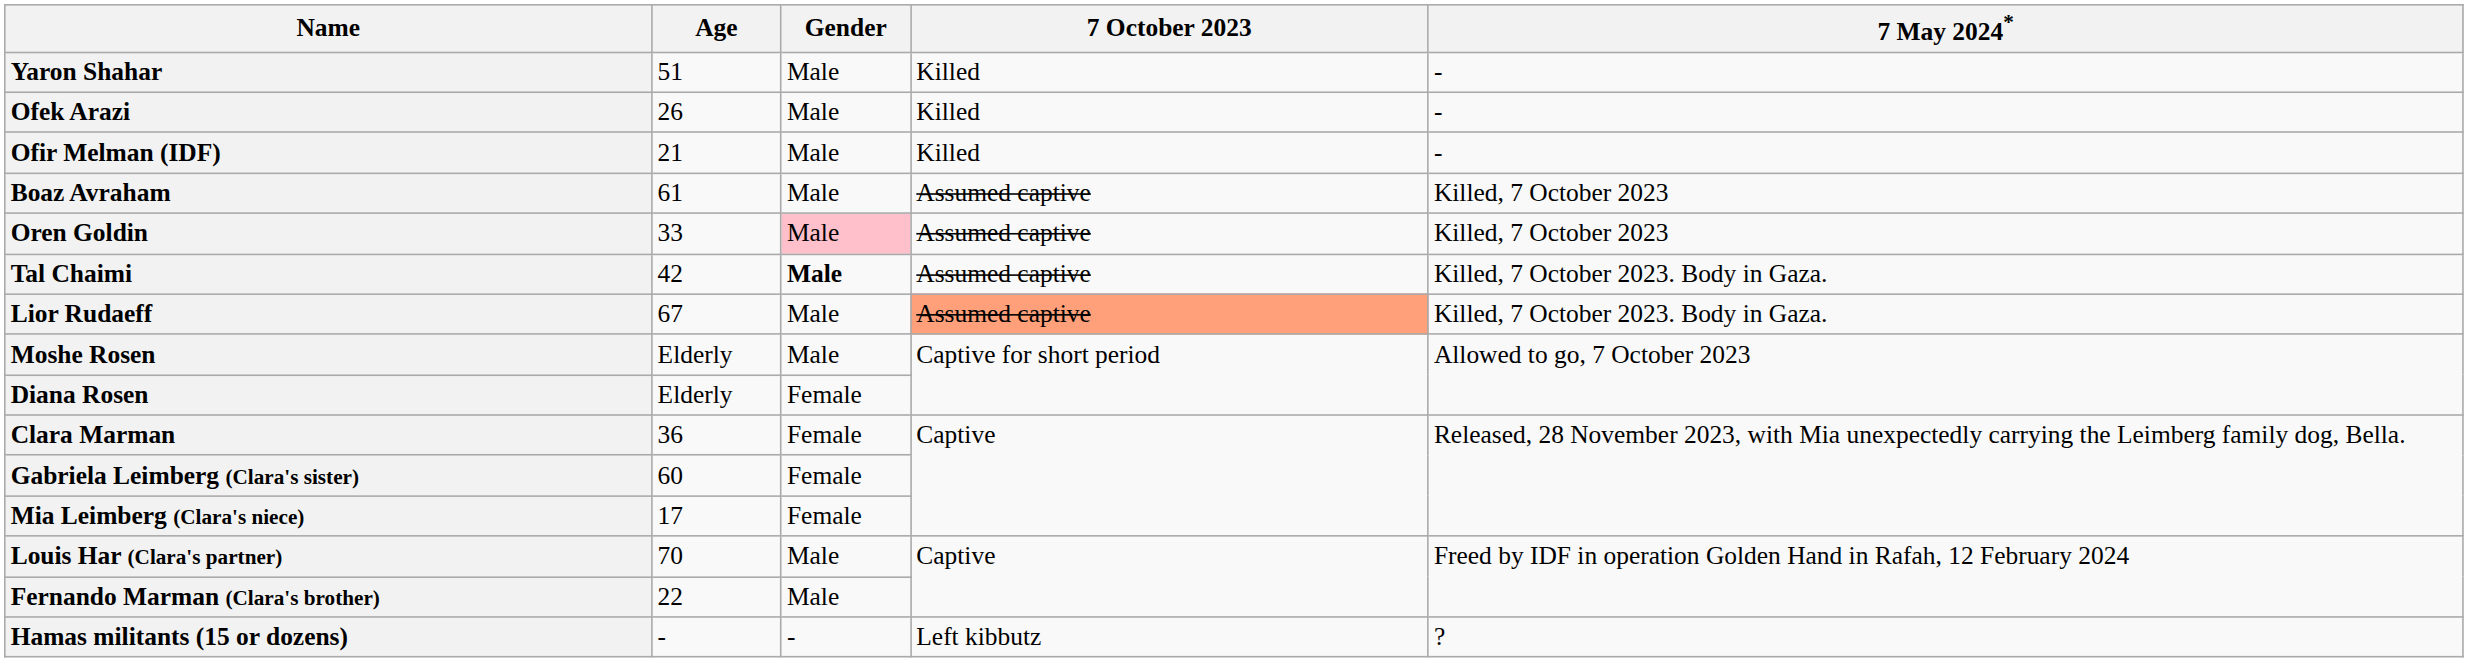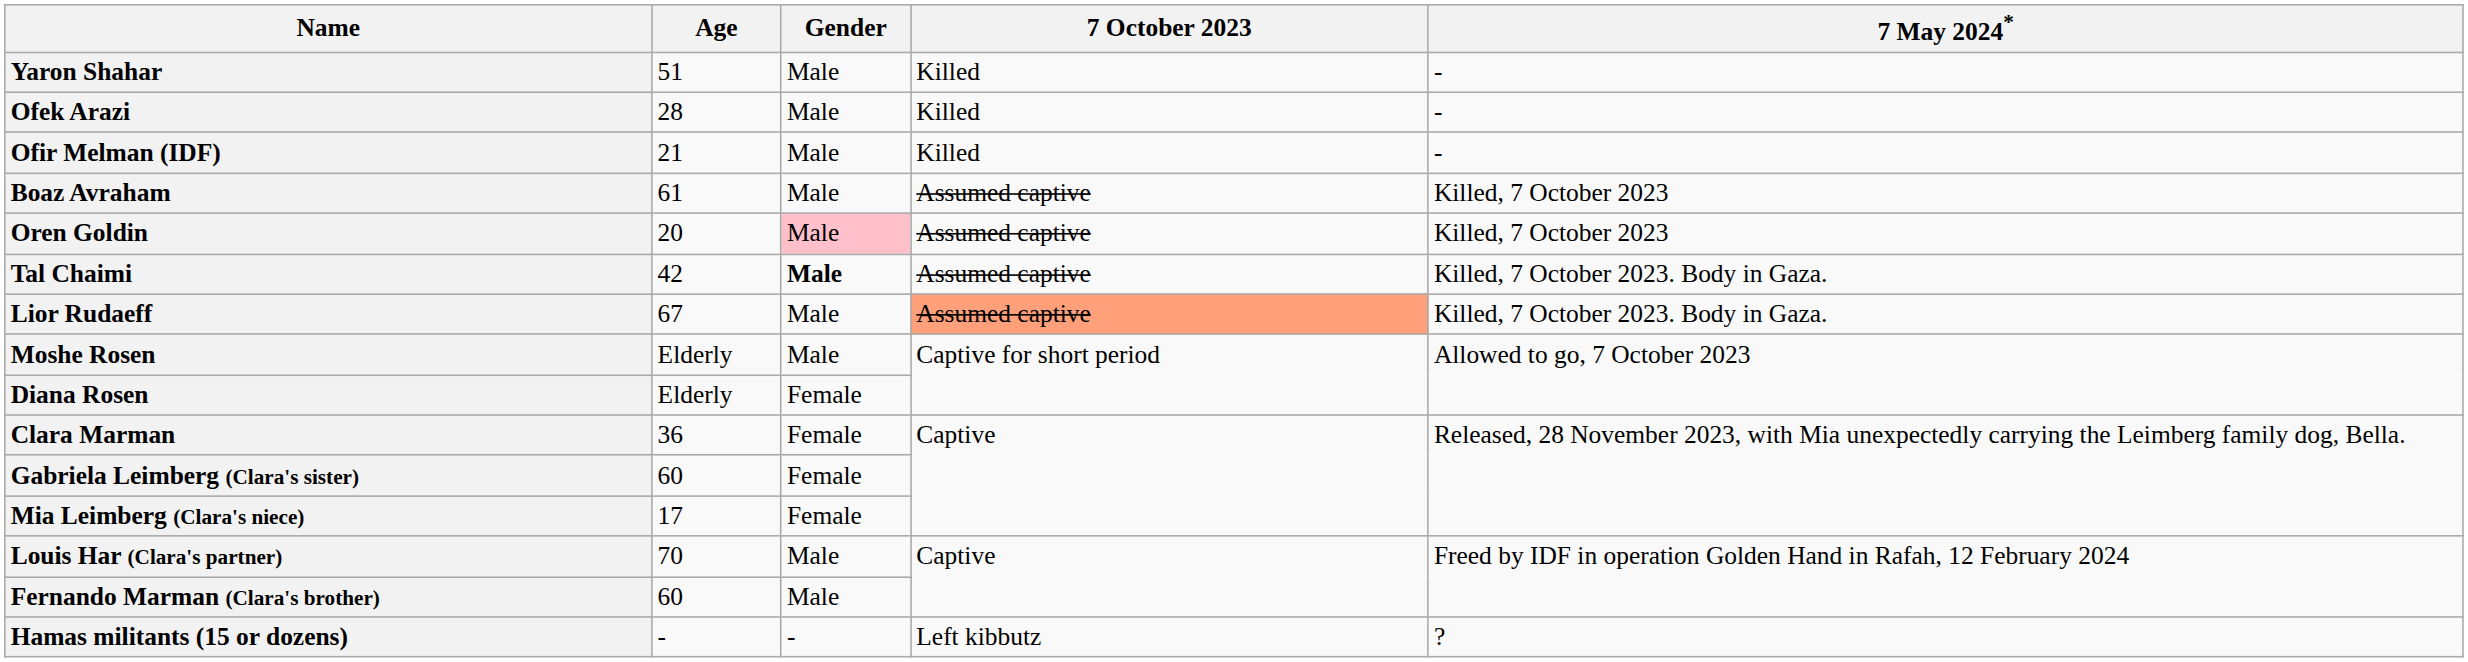(670, 112) 26 -> (670, 112) 28
(670, 233) 33 -> (670, 233) 20
(670, 596) 22 -> (670, 596) 60
